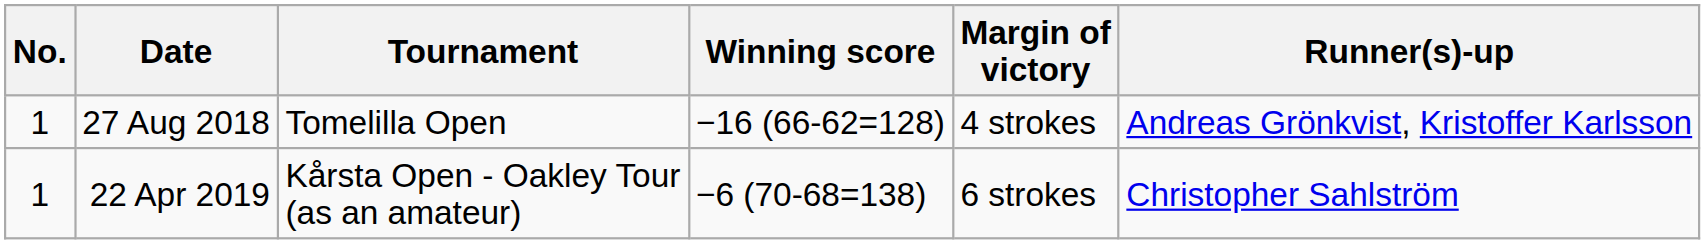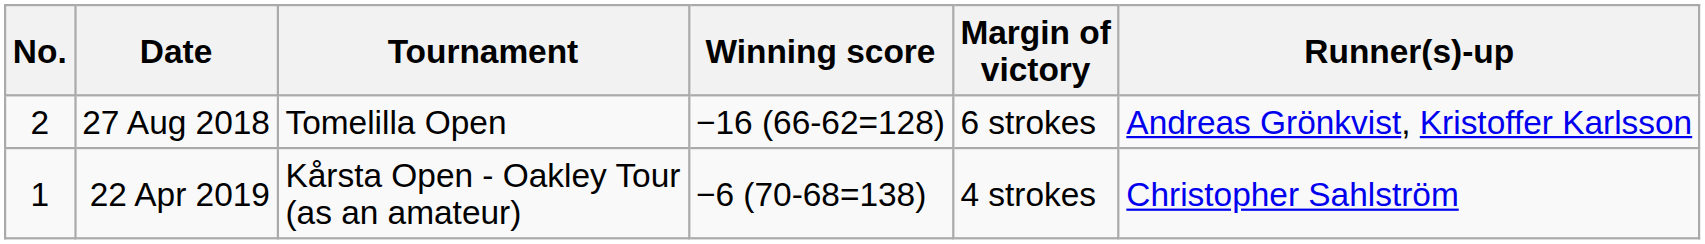(40, 122) 1 -> (40, 122) 2
(1028, 122) 4 strokes -> (1028, 122) 6 strokes
(1028, 194) 6 strokes -> (1028, 194) 4 strokes
